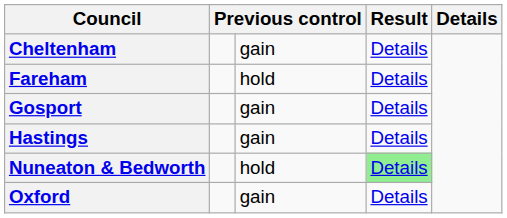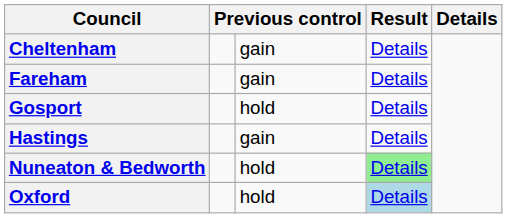(257, 78) hold -> (257, 78) gain
(257, 108) gain -> (257, 108) hold
(257, 197) gain -> (257, 197) hold
(399, 197) no background -> (399, 197) lightblue background
